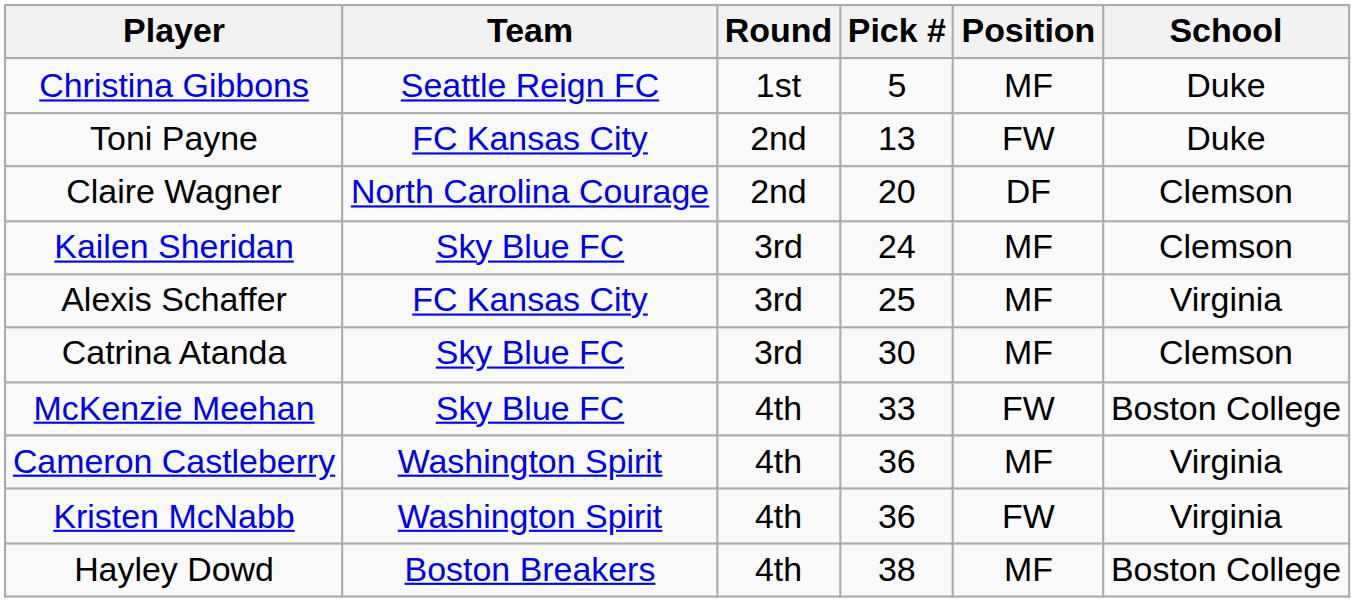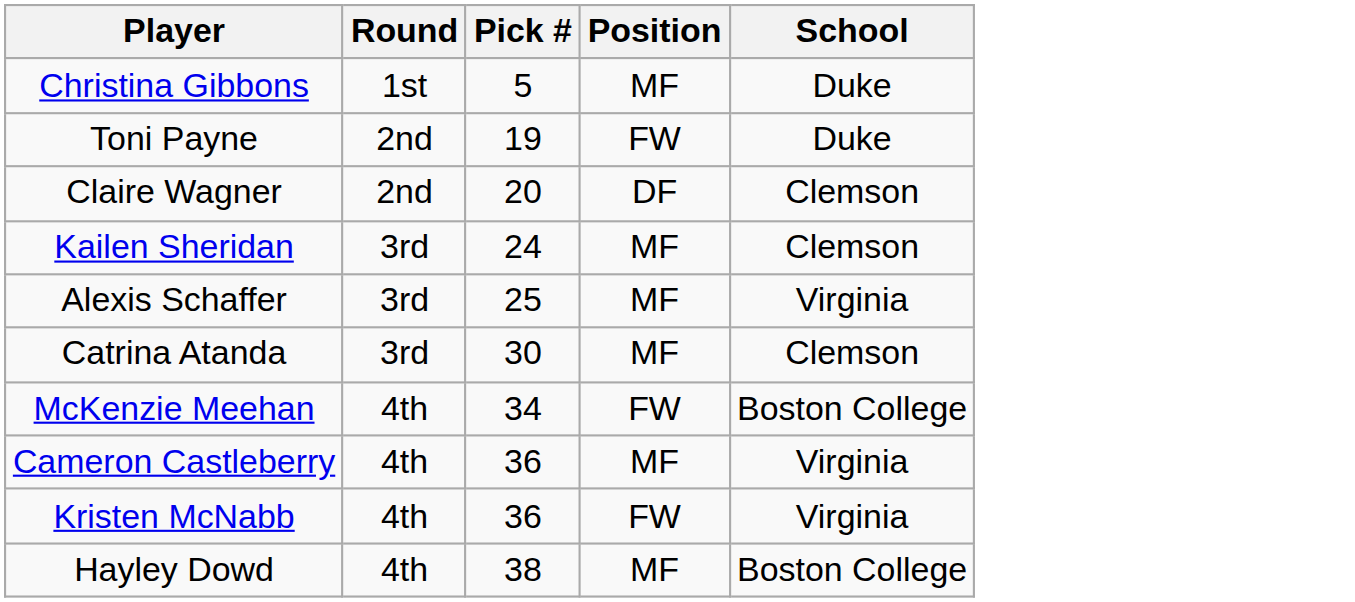- column: (530, 31)
(897, 138) 13 -> (523, 138) 19
(897, 407) 33 -> (523, 407) 34
